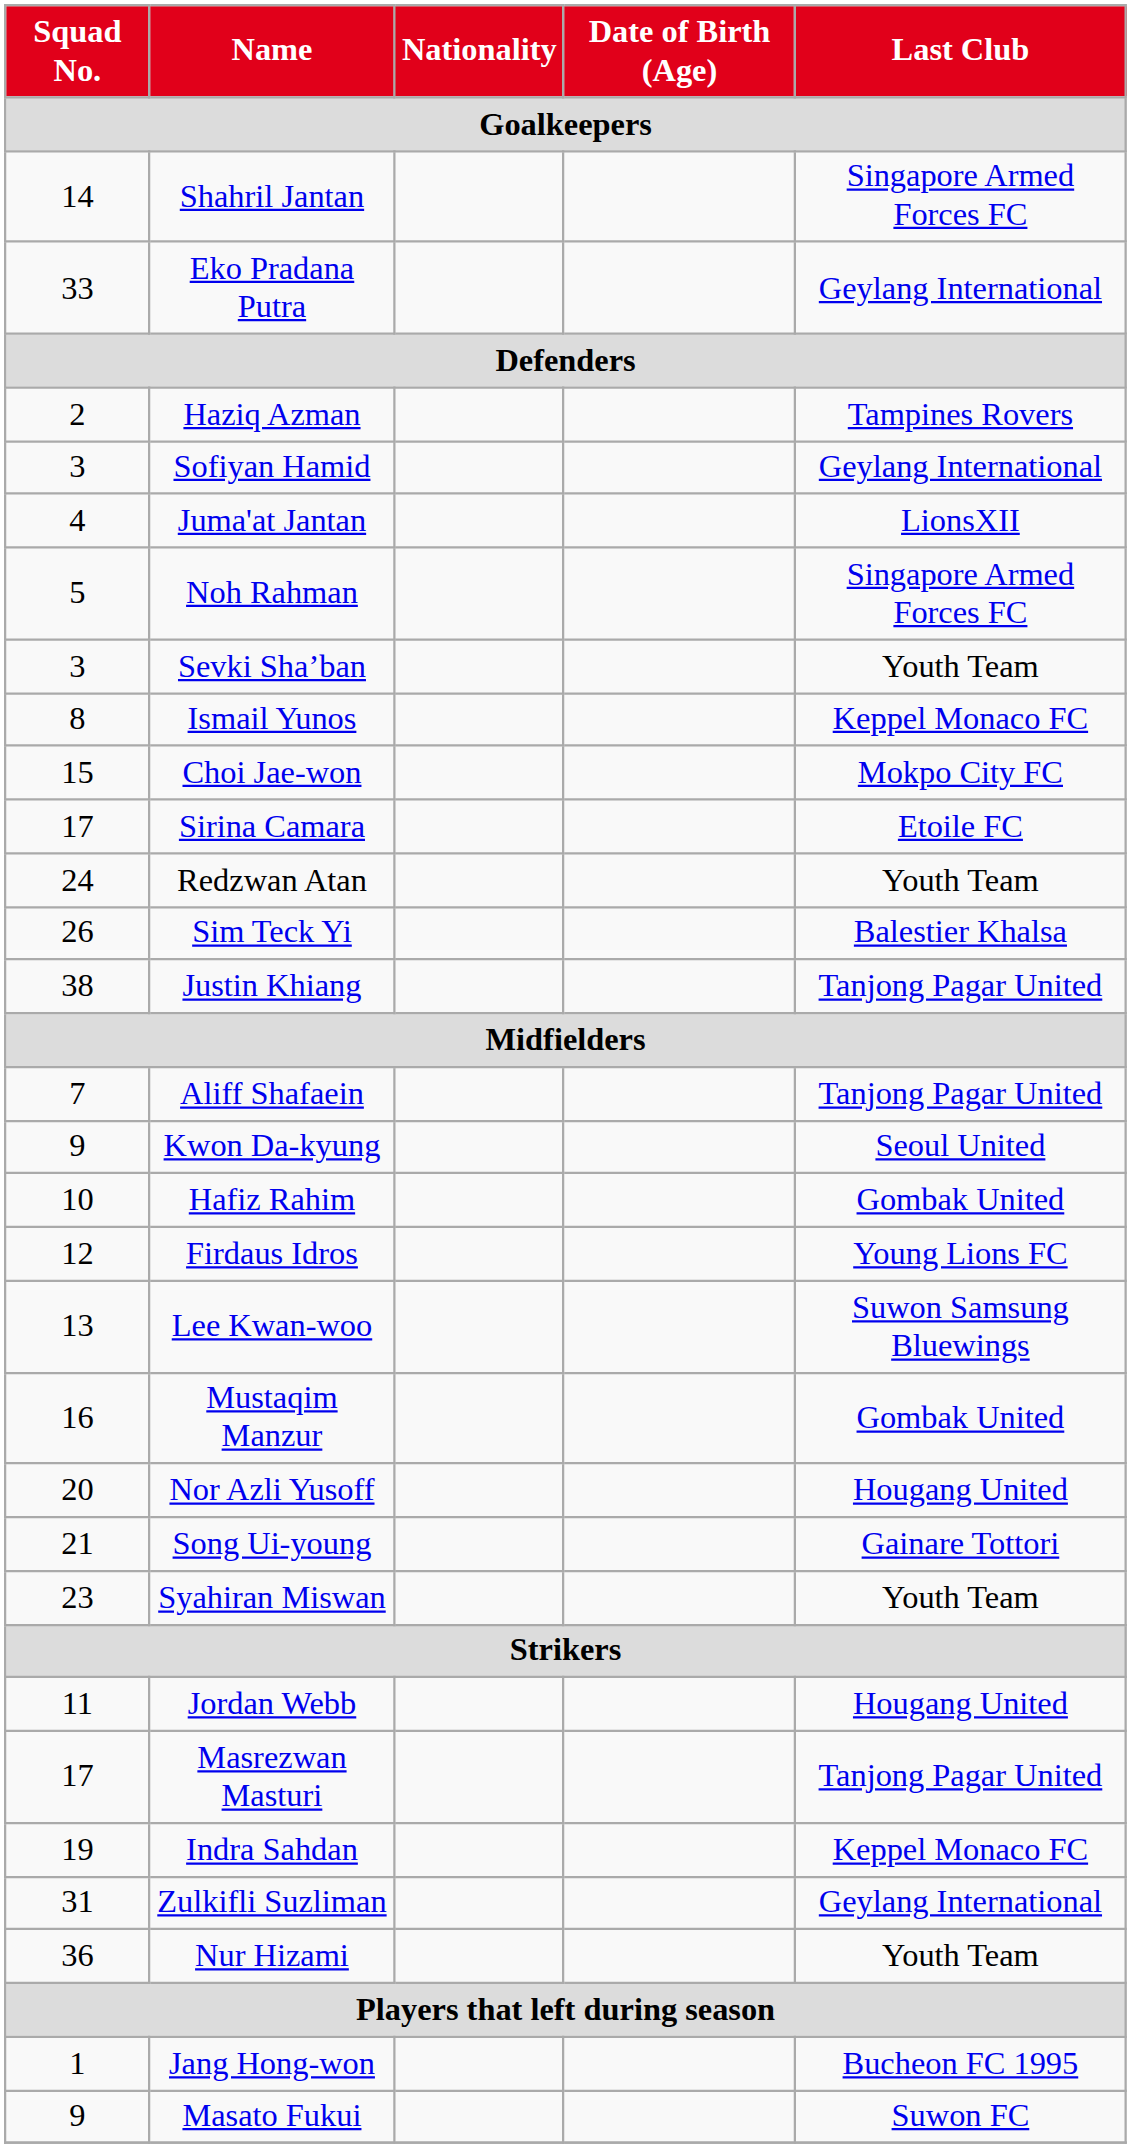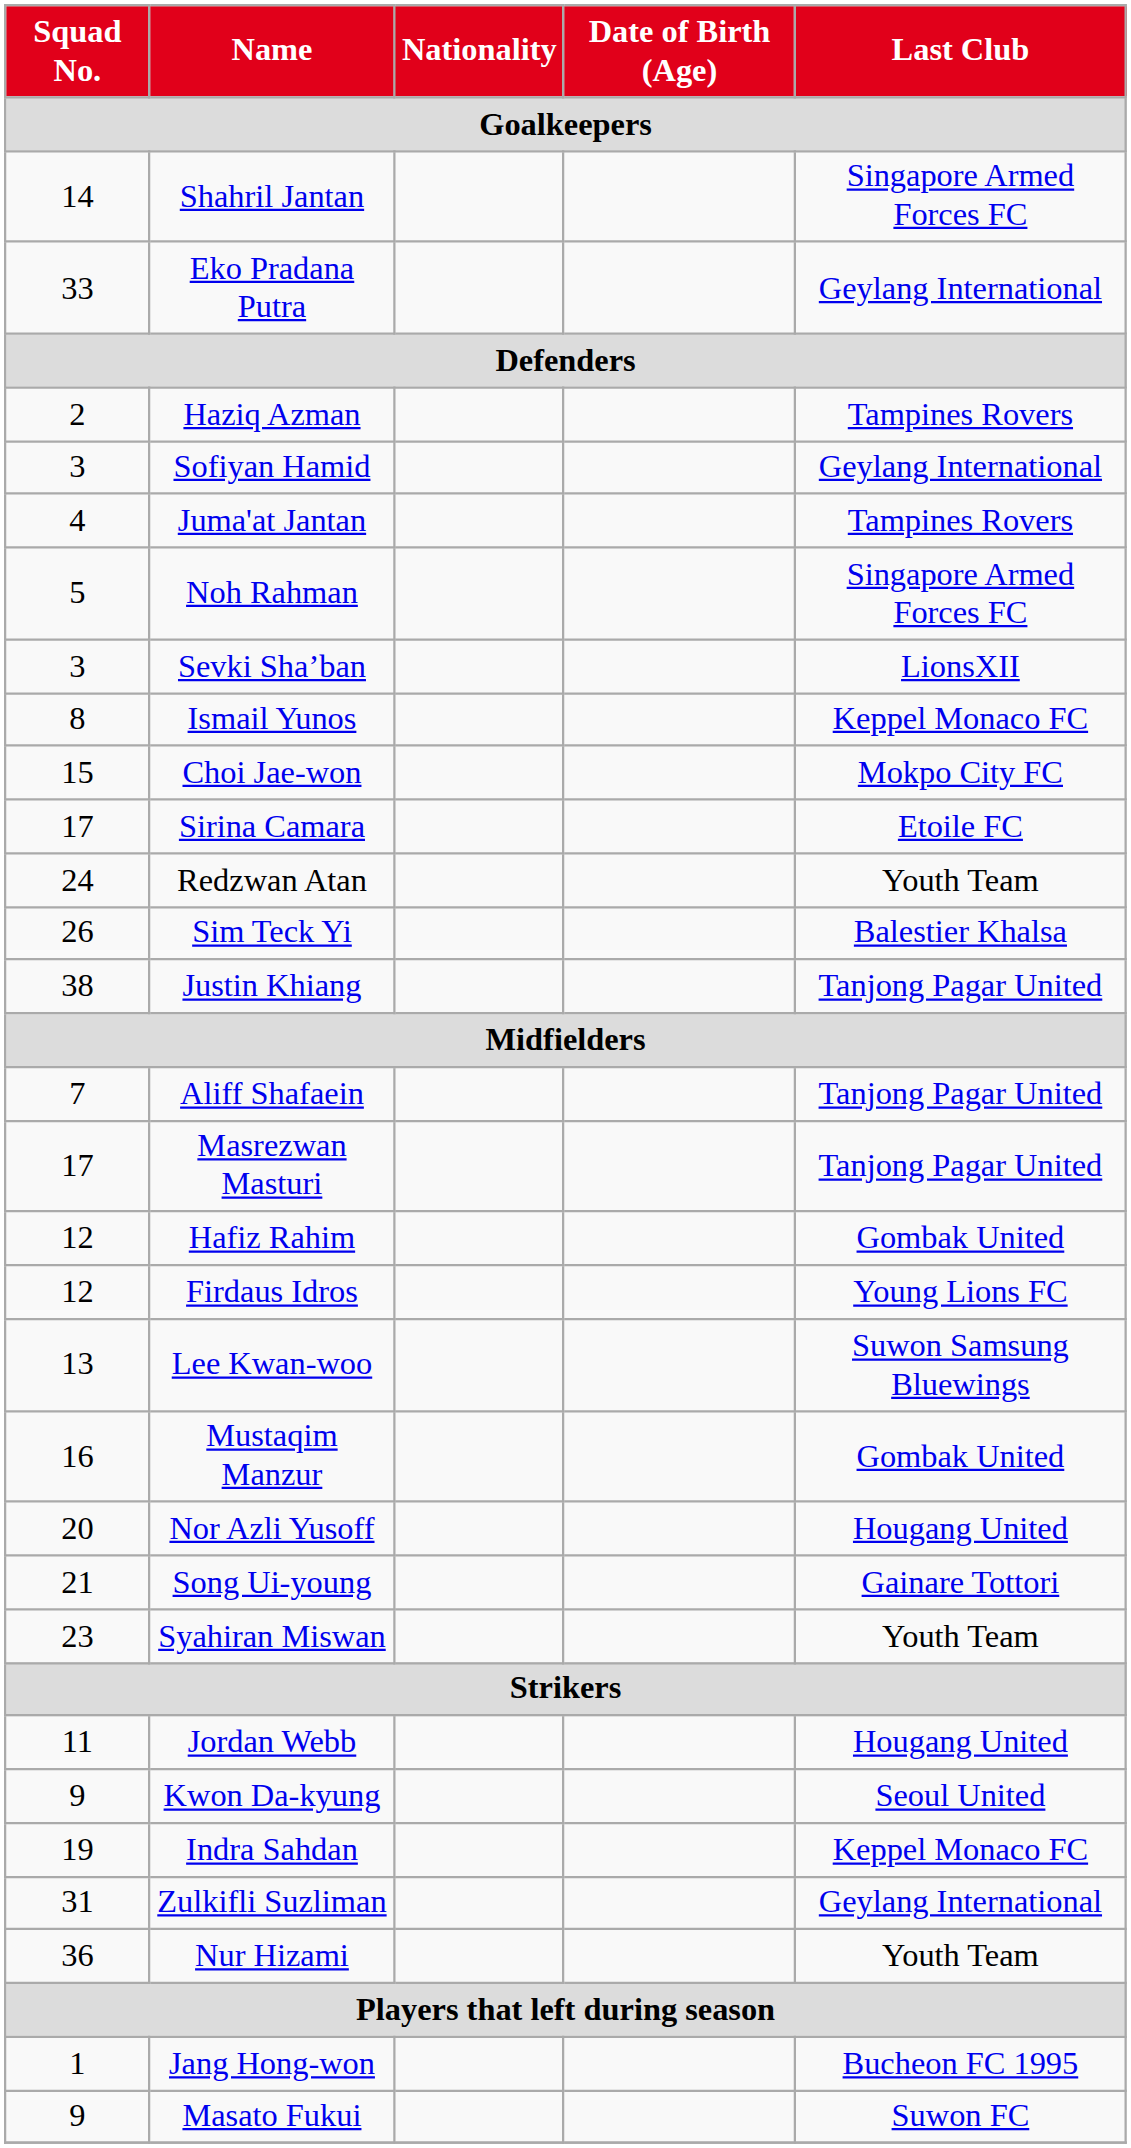(960, 520) LionsXII -> (960, 520) Tampines Rovers
(960, 665) Youth Team -> (960, 665) LionsXII
rows swapped: (272, 1146) <-> (272, 1776)
(77, 1199) 10 -> (77, 1238) 12
